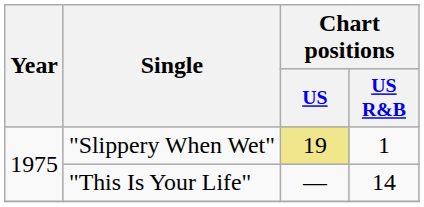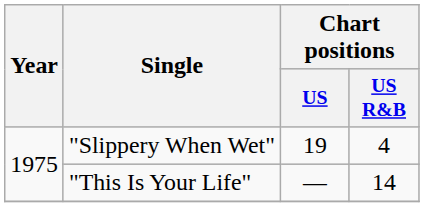(315, 145) khaki background -> (315, 145) no background
(384, 145) 1 -> (384, 145) 4
